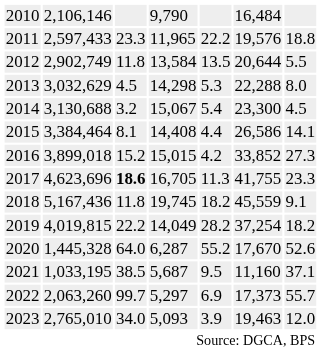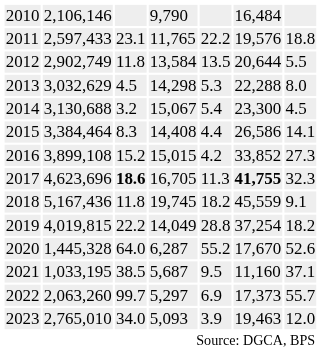(131, 38) 23.3 -> (131, 38) 23.1
(173, 38) 11,965 -> (173, 38) 11,765
(126, 132) 8.1 -> (126, 132) 8.3
(78, 155) 3,899,018 -> (78, 155) 3,899,108
(258, 178) normal -> (258, 178) bold
(300, 178) 23.3 -> (300, 178) 32.3
(216, 225) 28.2 -> (216, 225) 28.8
